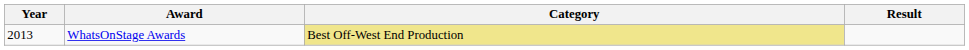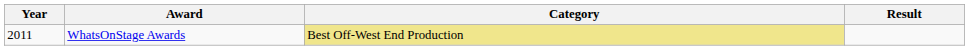(20, 34) 2013 -> (20, 34) 2011
